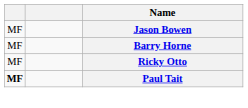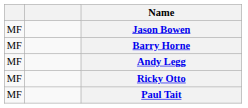+ row: (161, 62)
(15, 78) bold -> (14, 95) normal
